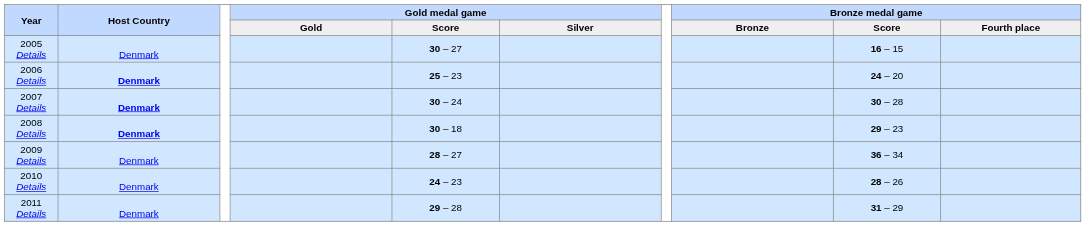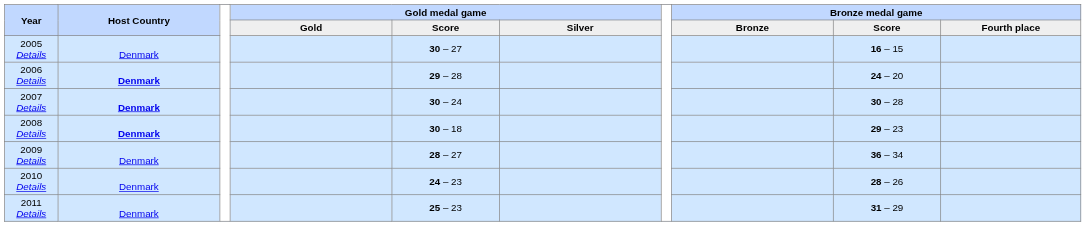(446, 75) 25 – 23 -> (446, 75) 29 – 28
(446, 208) 29 – 28 -> (446, 208) 25 – 23
